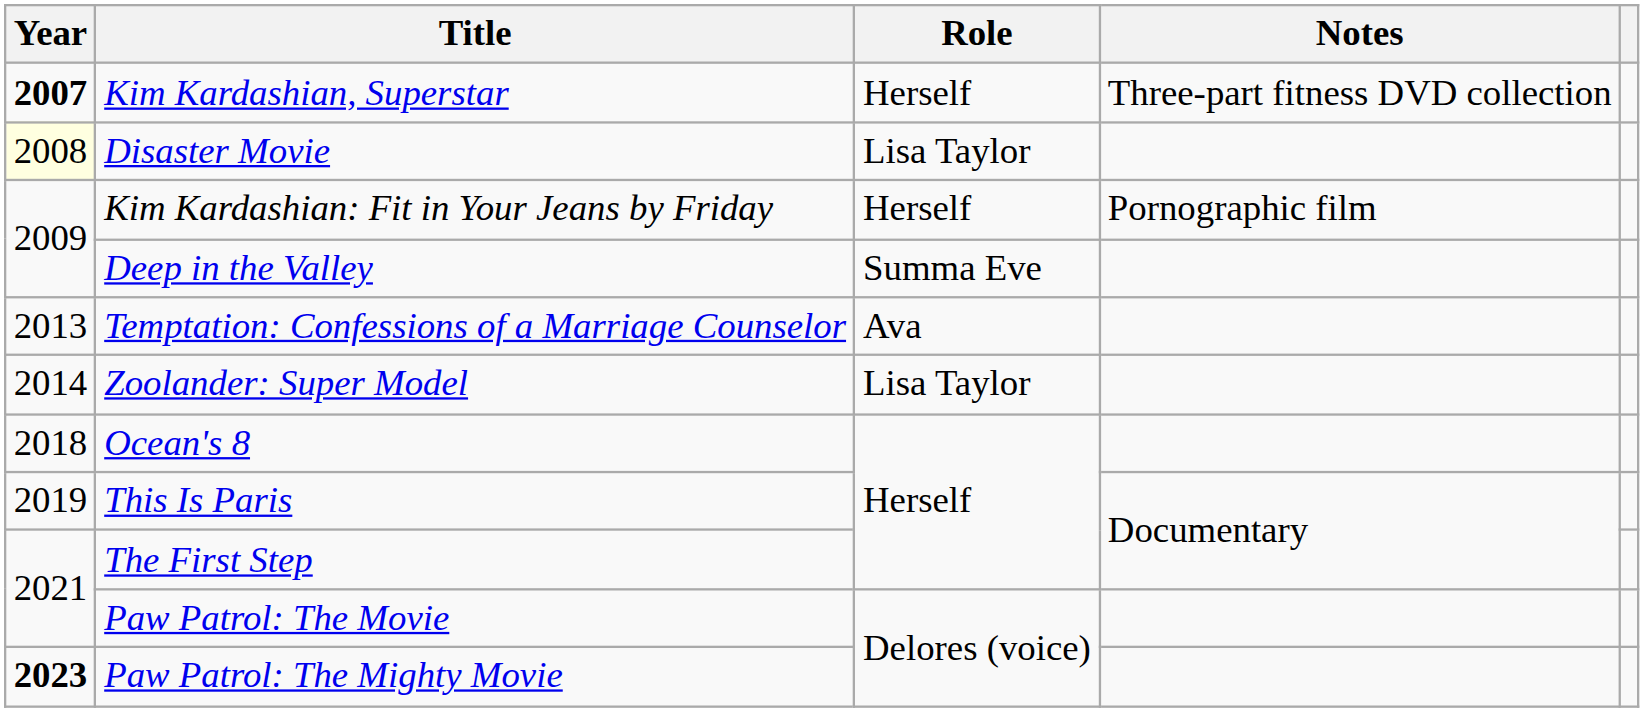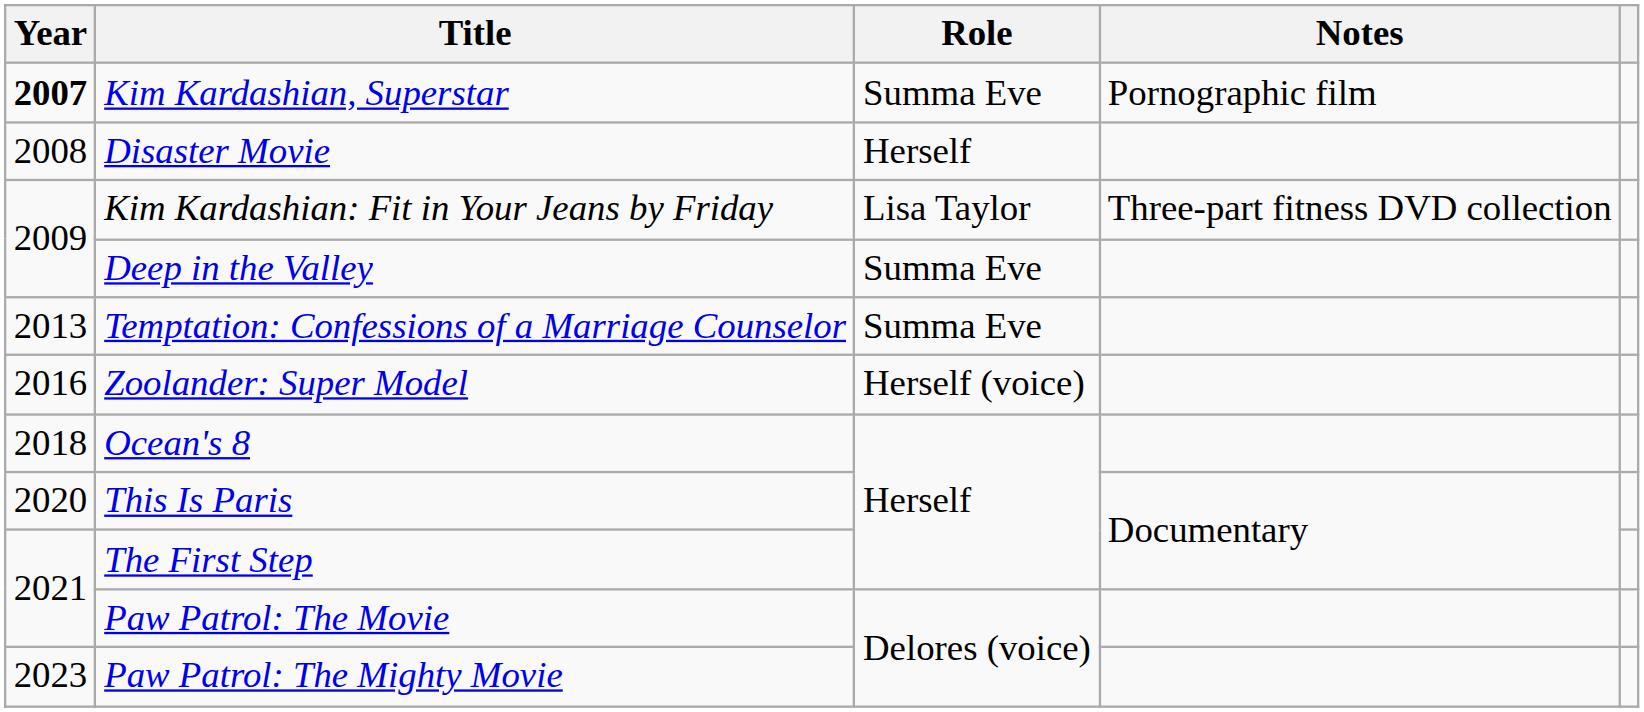(917, 92) Herself -> (952, 92) Summa Eve
(1360, 92) Three-part fitness DVD collection -> (1242, 92) Pornographic film
(50, 150) lightyellow background -> (50, 150) no background
(947, 150) Lisa Taylor -> (917, 150) Herself
(917, 208) Herself -> (947, 208) Lisa Taylor
(1242, 208) Pornographic film -> (1360, 208) Three-part fitness DVD collection
(892, 325) Ava -> (952, 325) Summa Eve
(50, 383) 2014 -> (50, 383) 2016
(947, 383) Lisa Taylor -> (974, 383) Herself (voice)
(50, 500) 2019 -> (50, 500) 2020
(50, 675) bold -> (50, 675) normal
